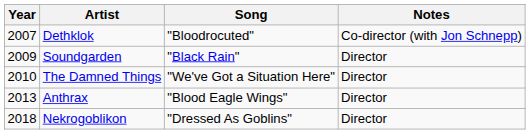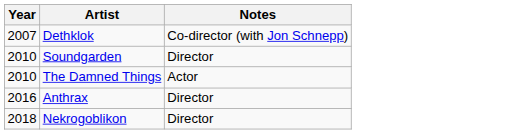- column: (251, 14)
(22, 56) 2009 -> (22, 56) 2010
(364, 77) Director -> (183, 77) Actor
(22, 98) 2013 -> (22, 98) 2016
